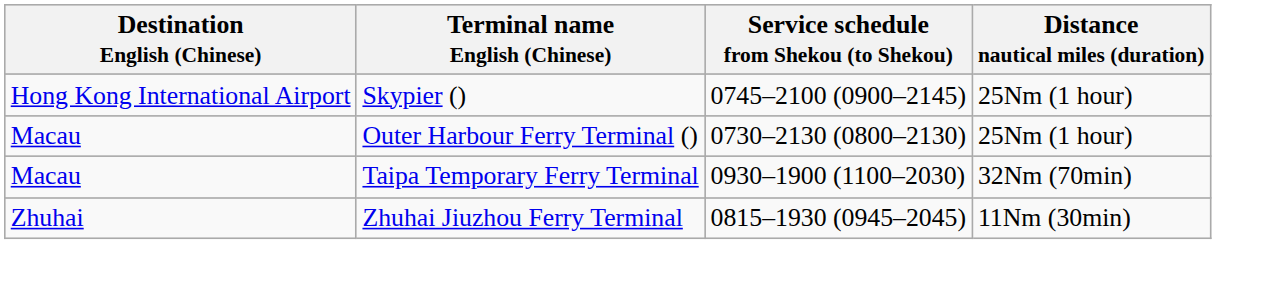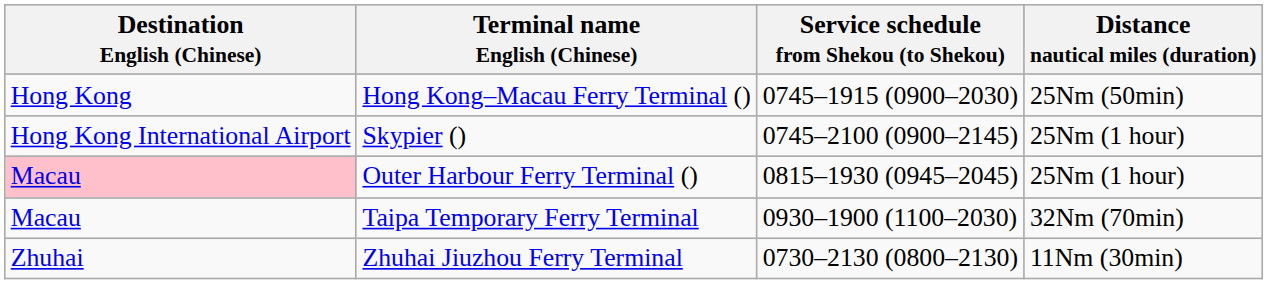+ row: (557, 94)
(46, 135) no background -> (46, 176) pink background
(838, 135) 0730–2130 (0800–2130) -> (890, 176) 0815–1930 (0945–2045)
(838, 217) 0815–1930 (0945–2045) -> (890, 258) 0730–2130 (0800–2130)
